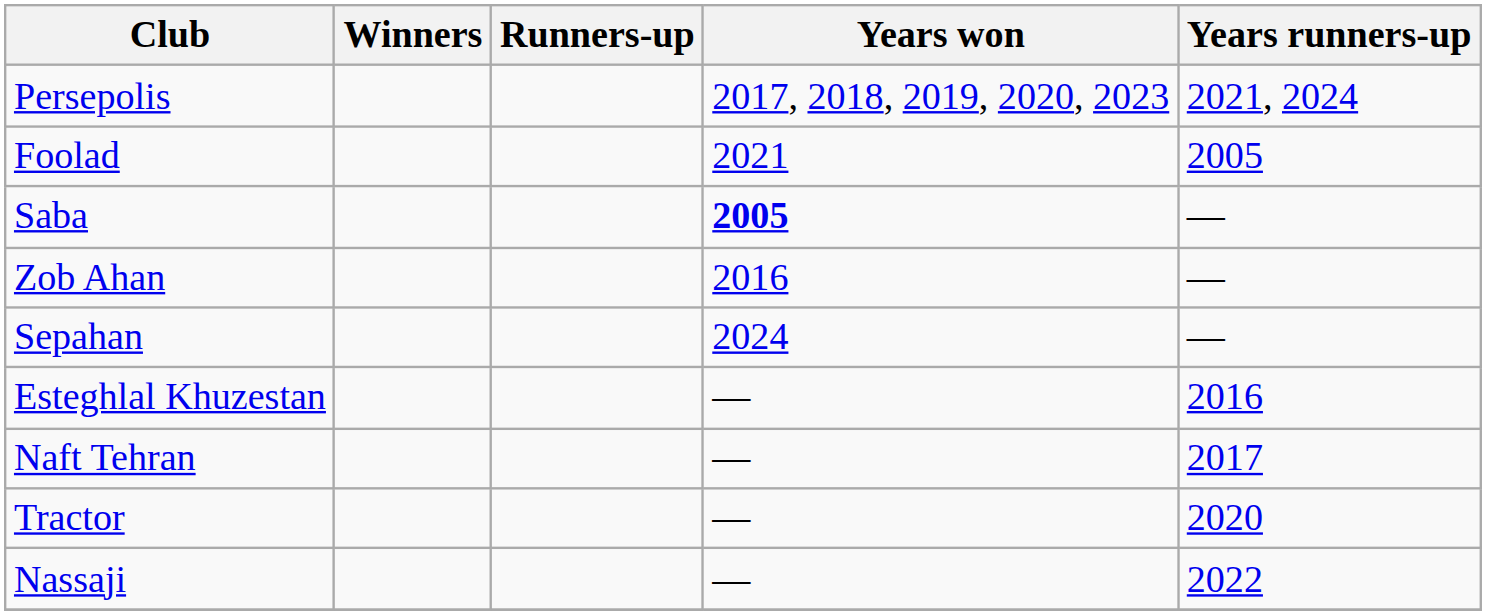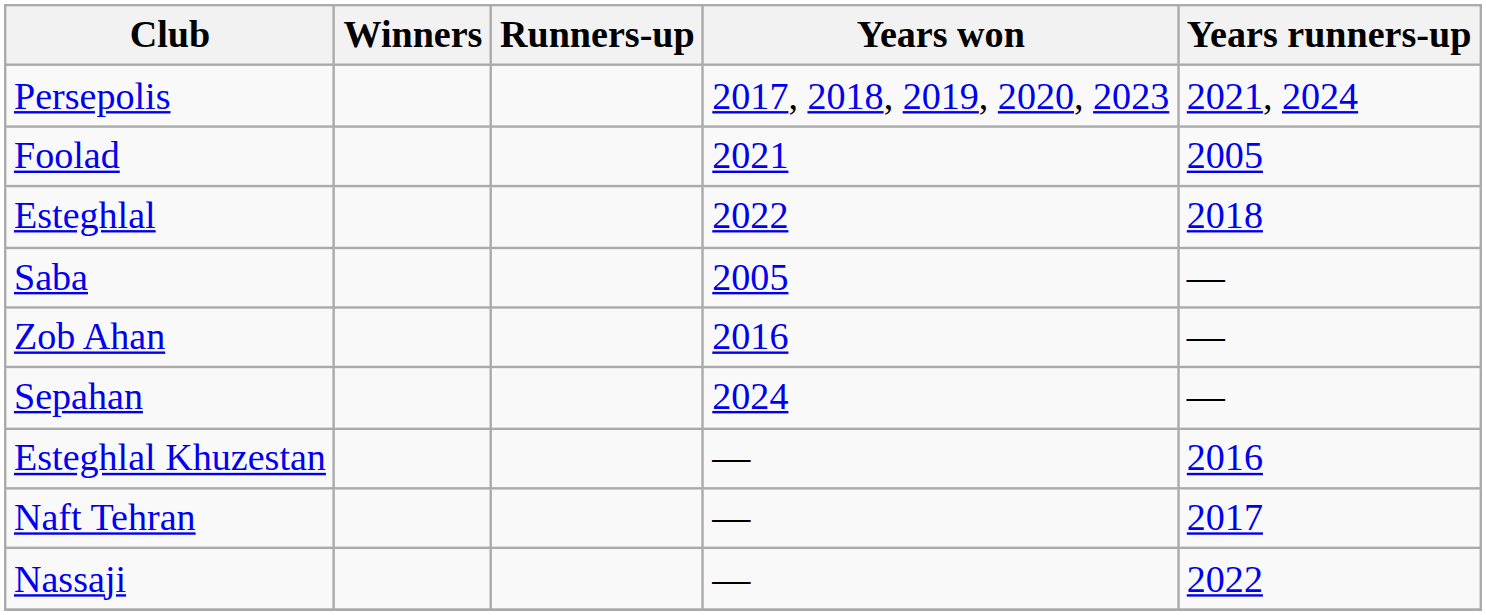+ row: (85, 215)
(750, 215) bold -> (750, 276) normal
- row: (69, 517)
